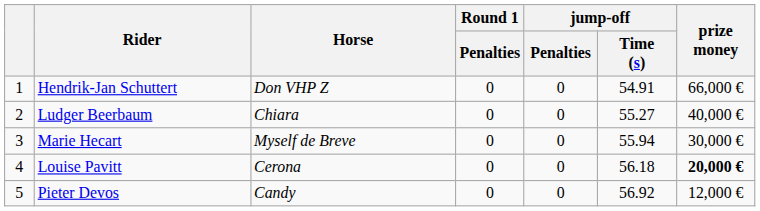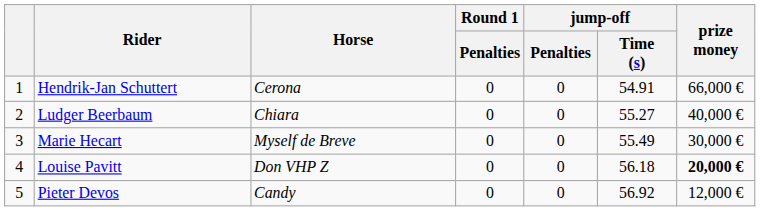(291, 88) Don VHP Z -> (278, 88) Cerona
(637, 141) 55.94 -> (637, 141) 55.49
(278, 167) Cerona -> (291, 167) Don VHP Z
